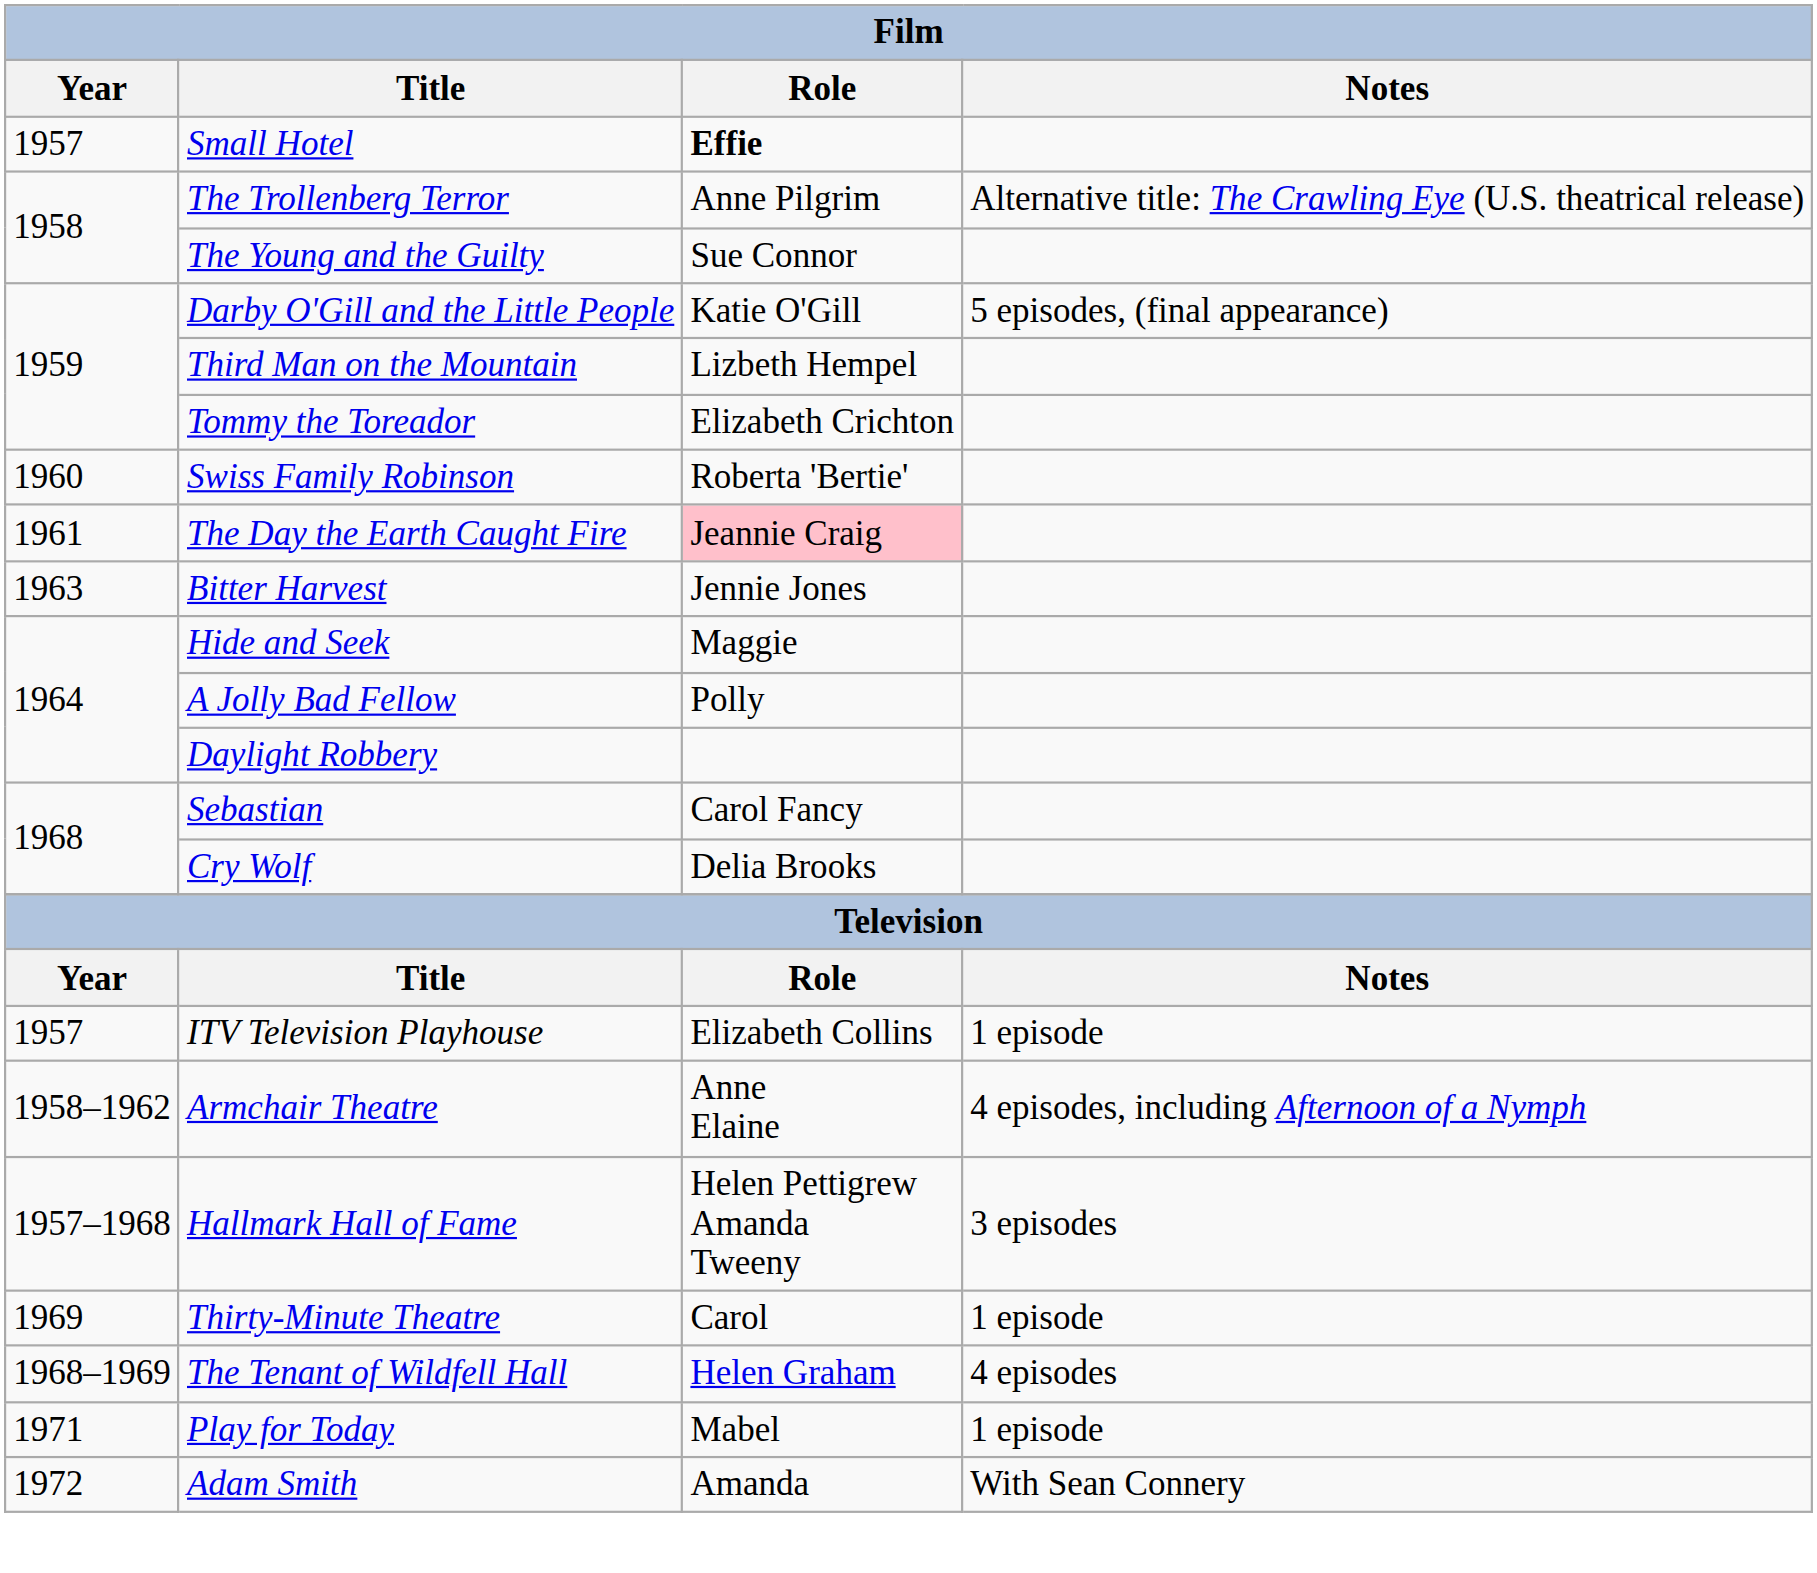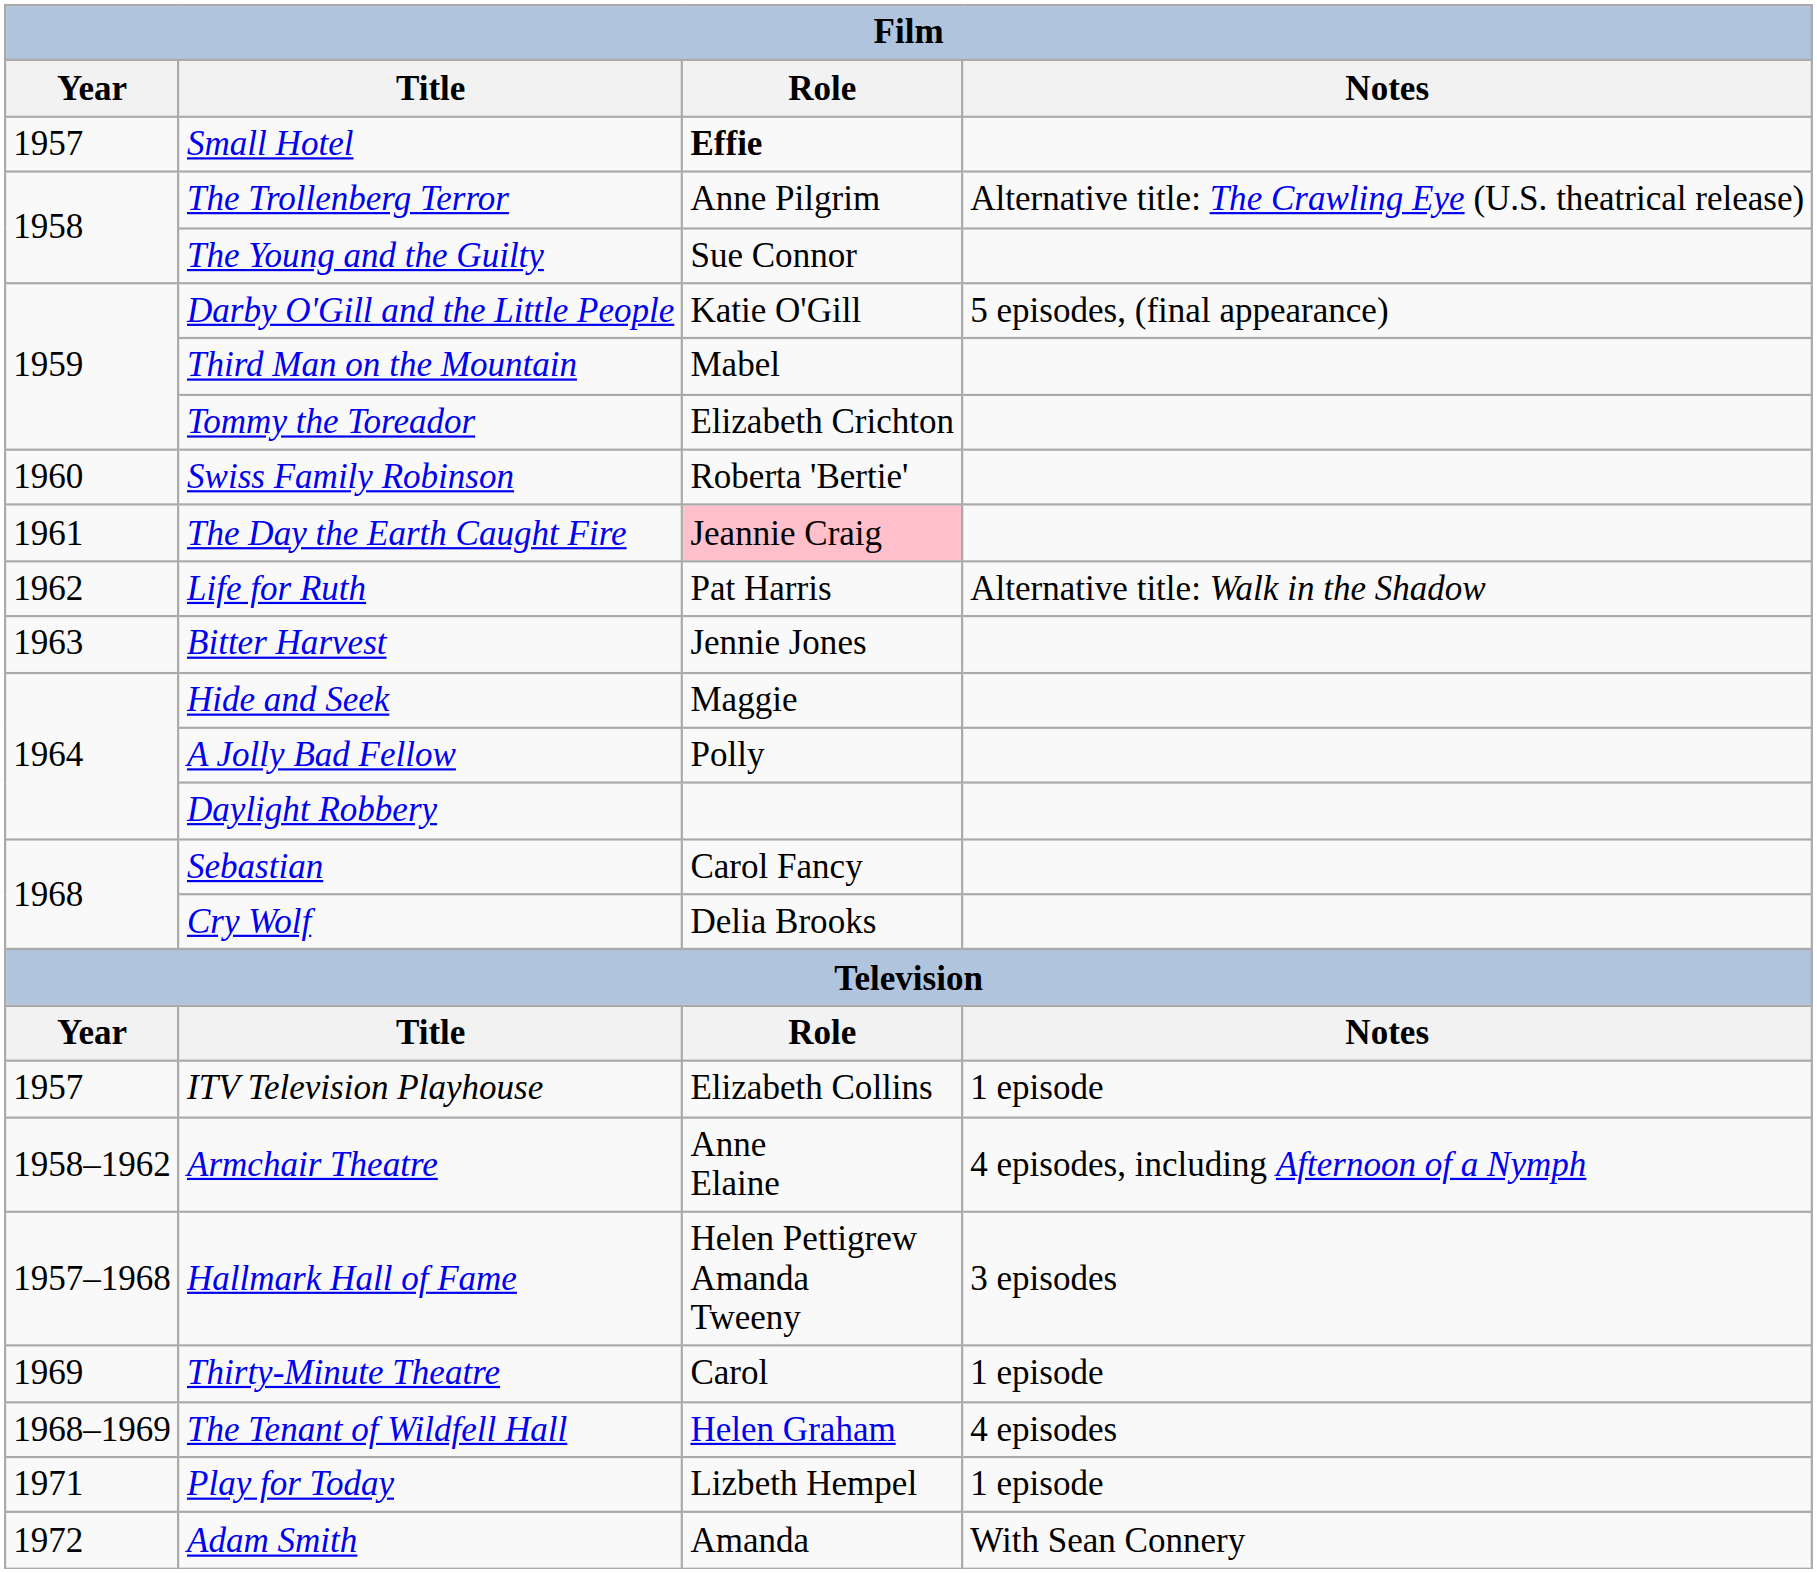(804, 365) Lizbeth Hempel -> (735, 365) Mabel
+ row: (277, 587)
(735, 1428) Mabel -> (804, 1484) Lizbeth Hempel
